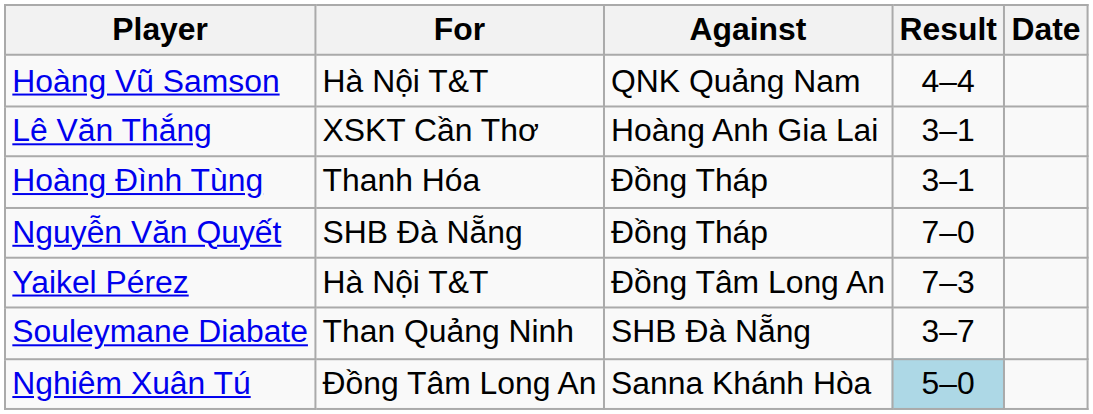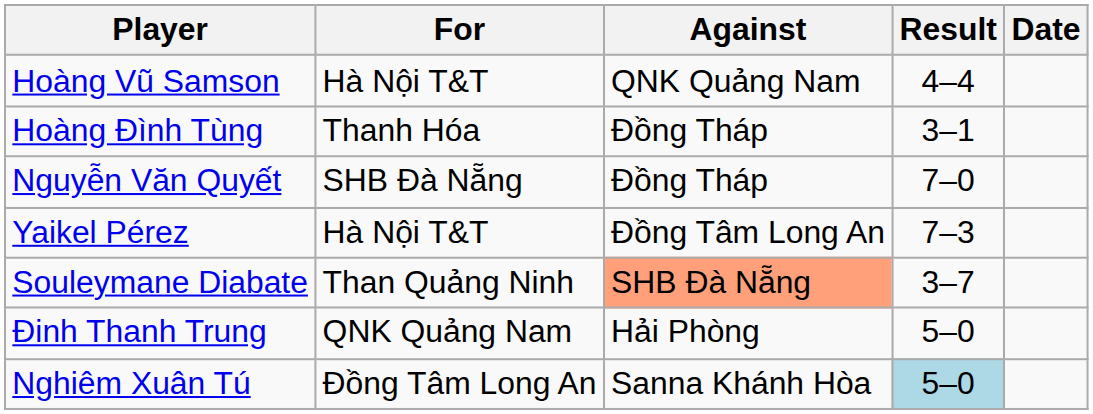- row: (112, 130)
(711, 332) no background -> (711, 282) lightsalmon background
+ row: (139, 332)
